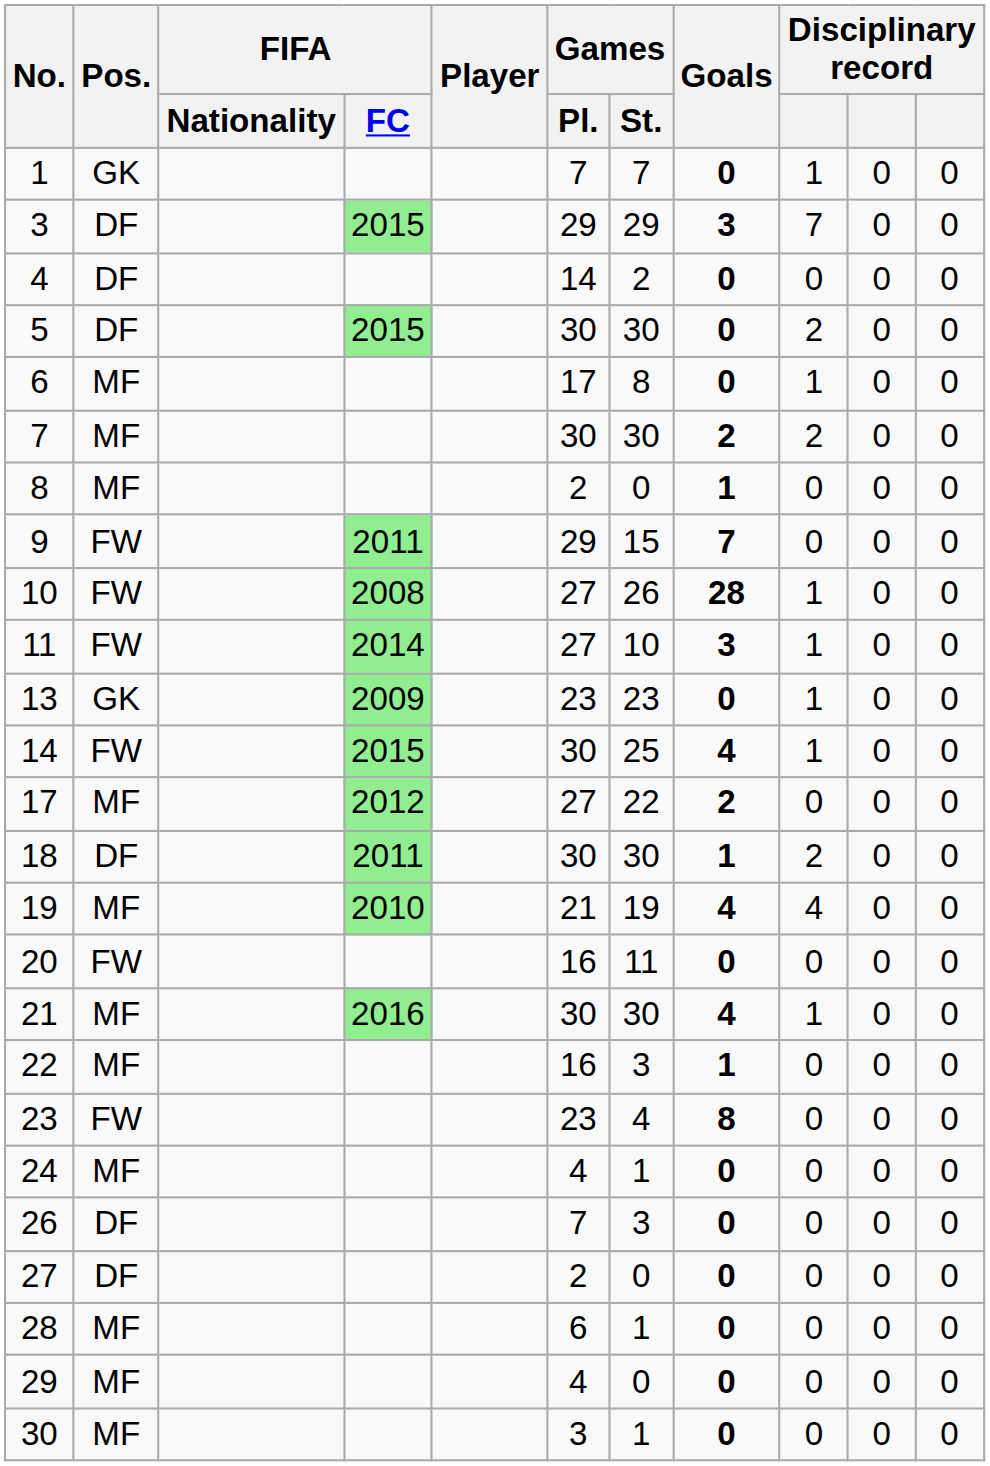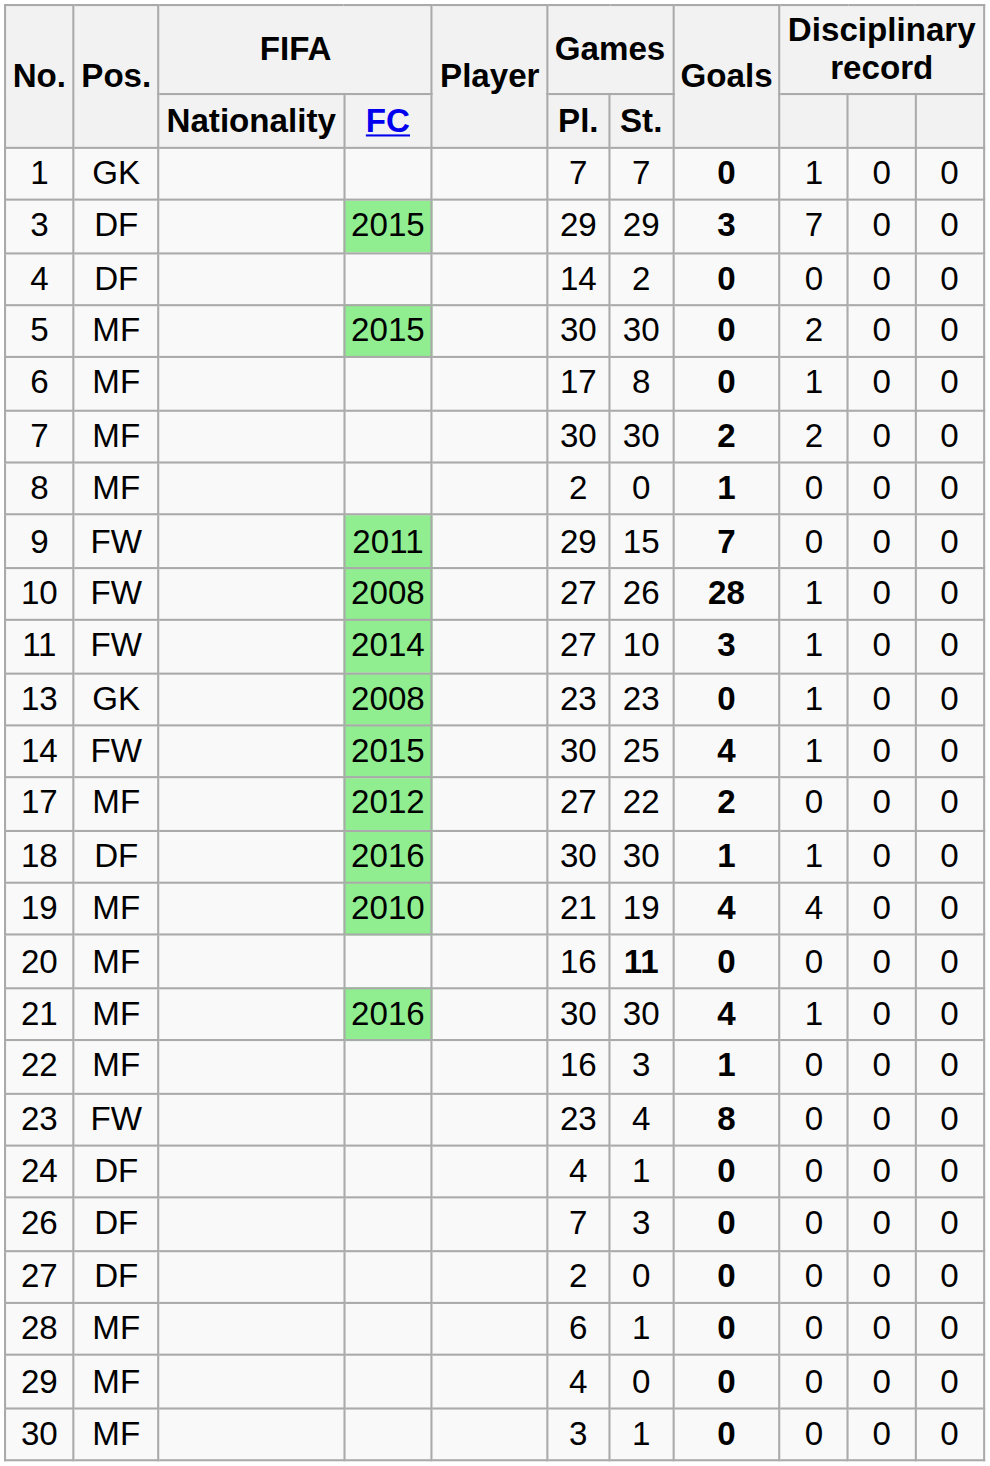(116, 330) DF -> (116, 330) MF
(388, 698) 2009 -> (388, 698) 2008
(388, 855) 2011 -> (388, 855) 2016
(814, 855) 2 -> (814, 855) 1
(116, 960) FW -> (116, 960) MF
(641, 960) normal -> (641, 960) bold
(116, 1171) MF -> (116, 1171) DF
